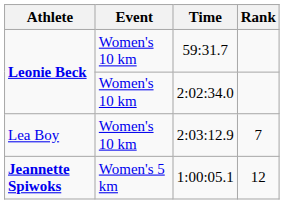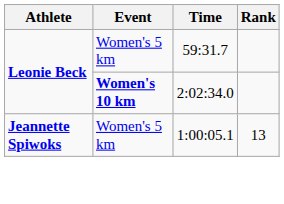(126, 50) Women's 10 km -> (129, 50) Women's 5 km
(126, 93) normal -> (126, 93) bold
- row: (205, 135)
(258, 177) 12 -> (258, 135) 13
